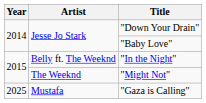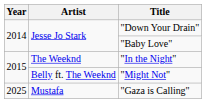(73, 59) Belly ft. The Weeknd -> (56, 59) The Weeknd
(56, 75) The Weeknd -> (73, 75) Belly ft. The Weeknd
